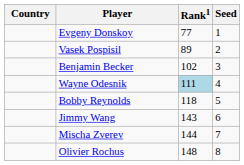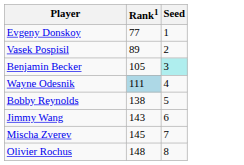- column: (30, 14)
(189, 66) 102 -> (137, 66) 105
(218, 66) no background -> (166, 66) paleturquoise background
(189, 100) 118 -> (137, 100) 138
(189, 134) 144 -> (137, 134) 145
